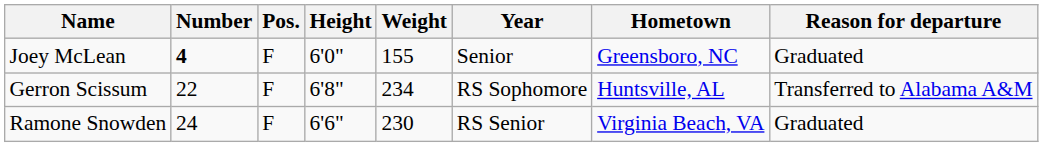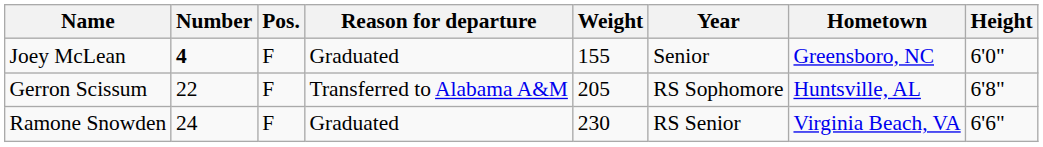columns swapped: (341, 21) <-> (903, 21)
(398, 89) 234 -> (594, 89) 205
